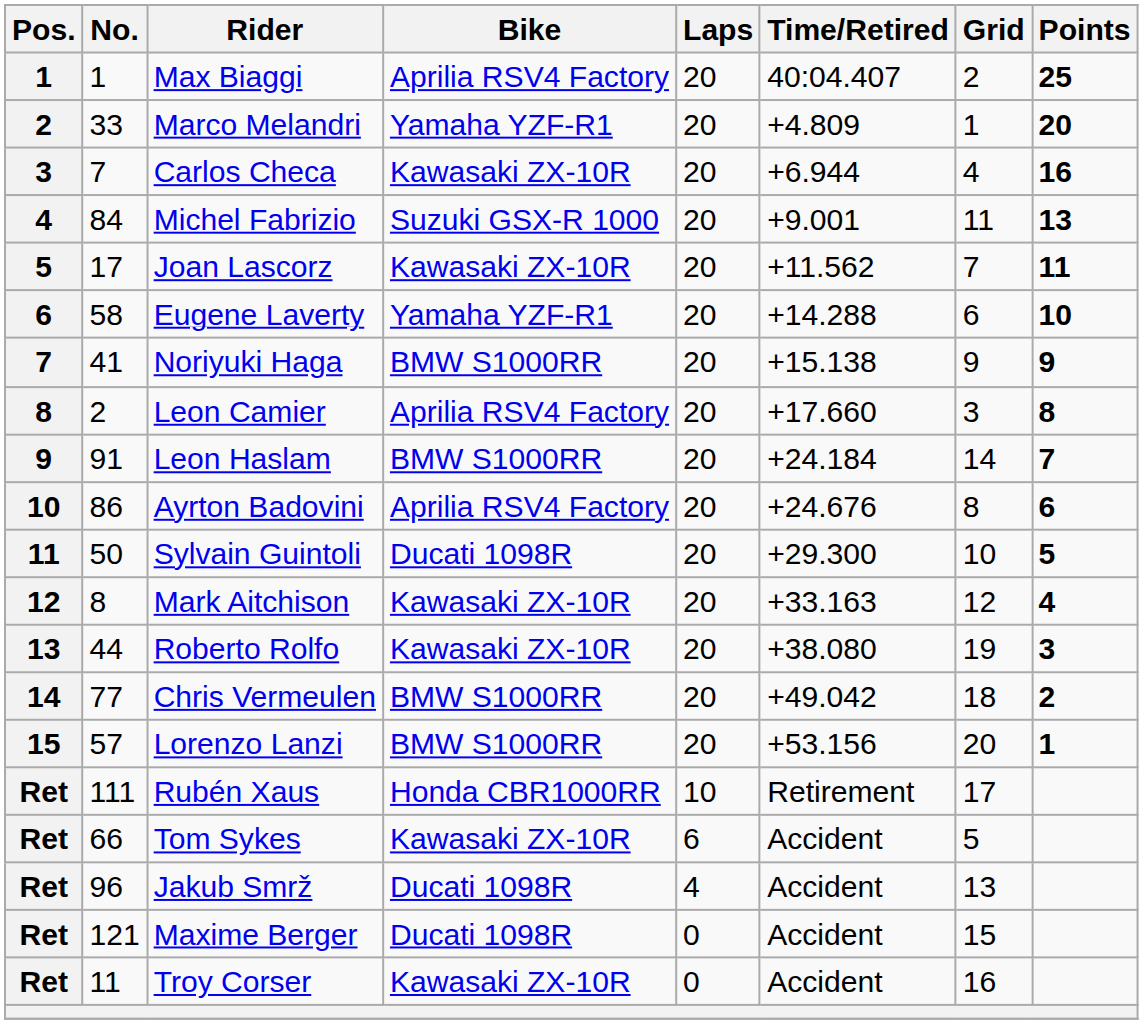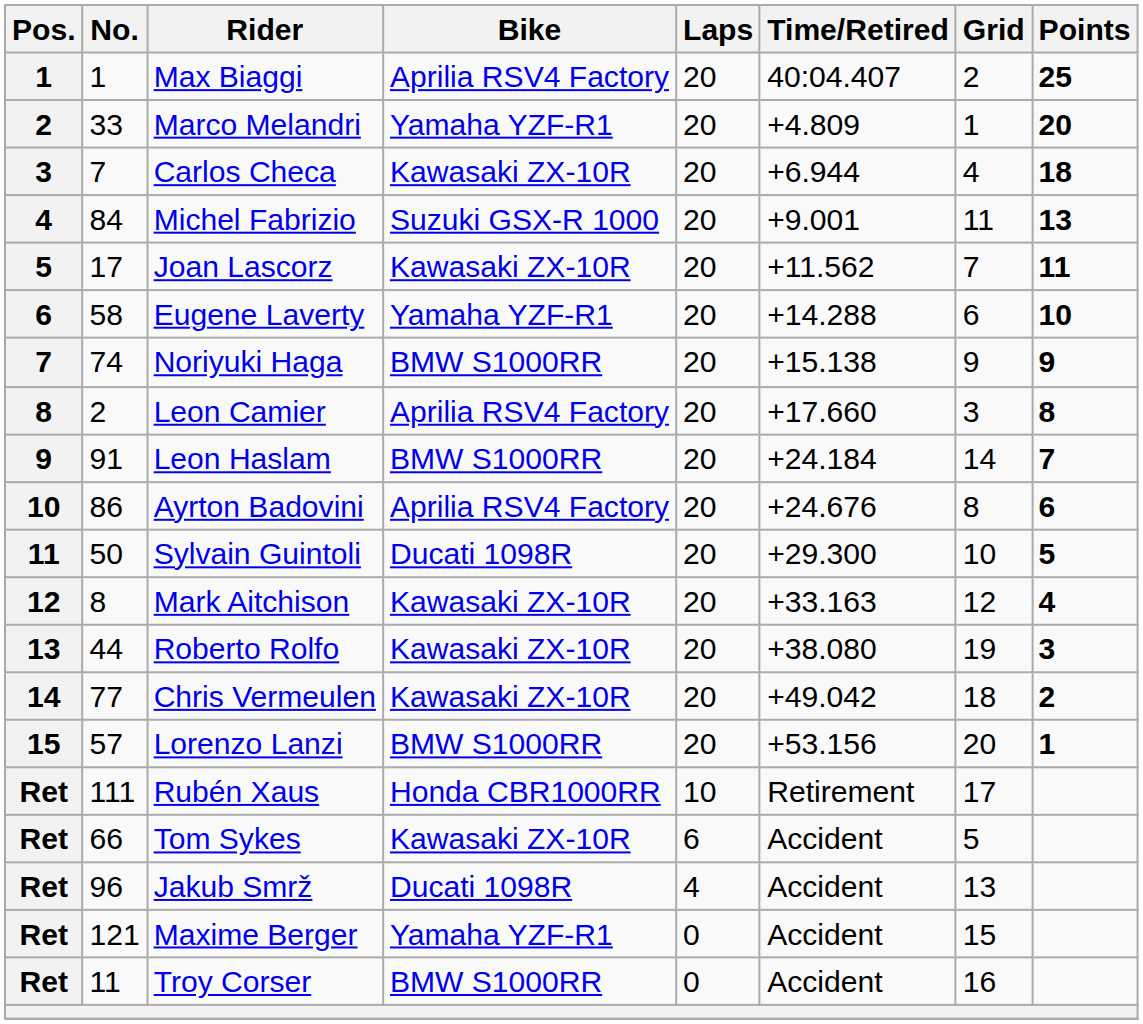(1055, 172) 16 -> (1055, 172) 18
(106, 363) 41 -> (106, 363) 74
(496, 696) BMW S1000RR -> (510, 696) Kawasaki ZX-10R
(481, 934) Ducati 1098R -> (501, 934) Yamaha YZF-R1
(510, 982) Kawasaki ZX-10R -> (496, 982) BMW S1000RR
